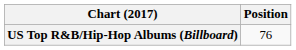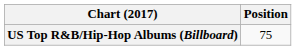(266, 34) 76 -> (266, 34) 75
